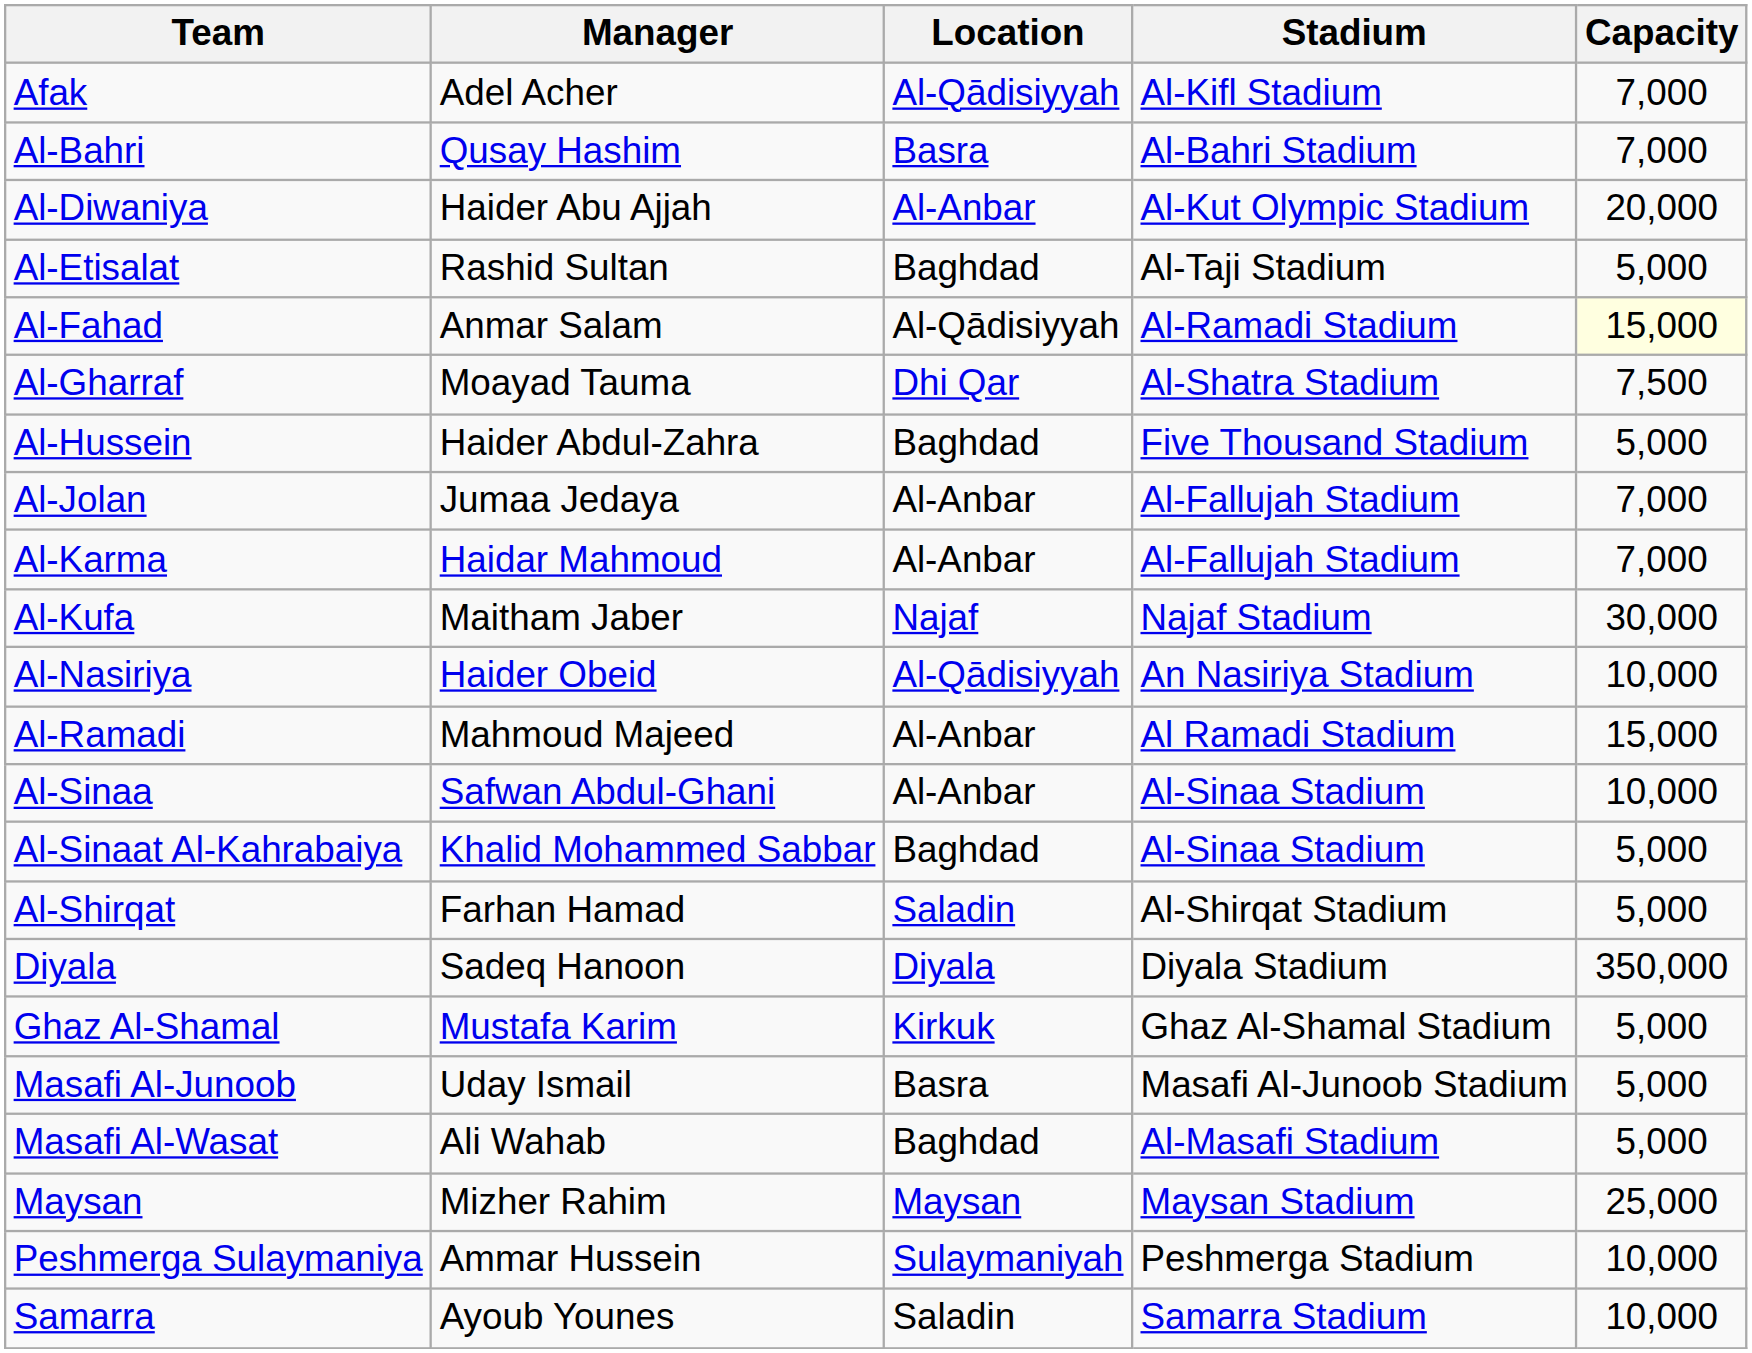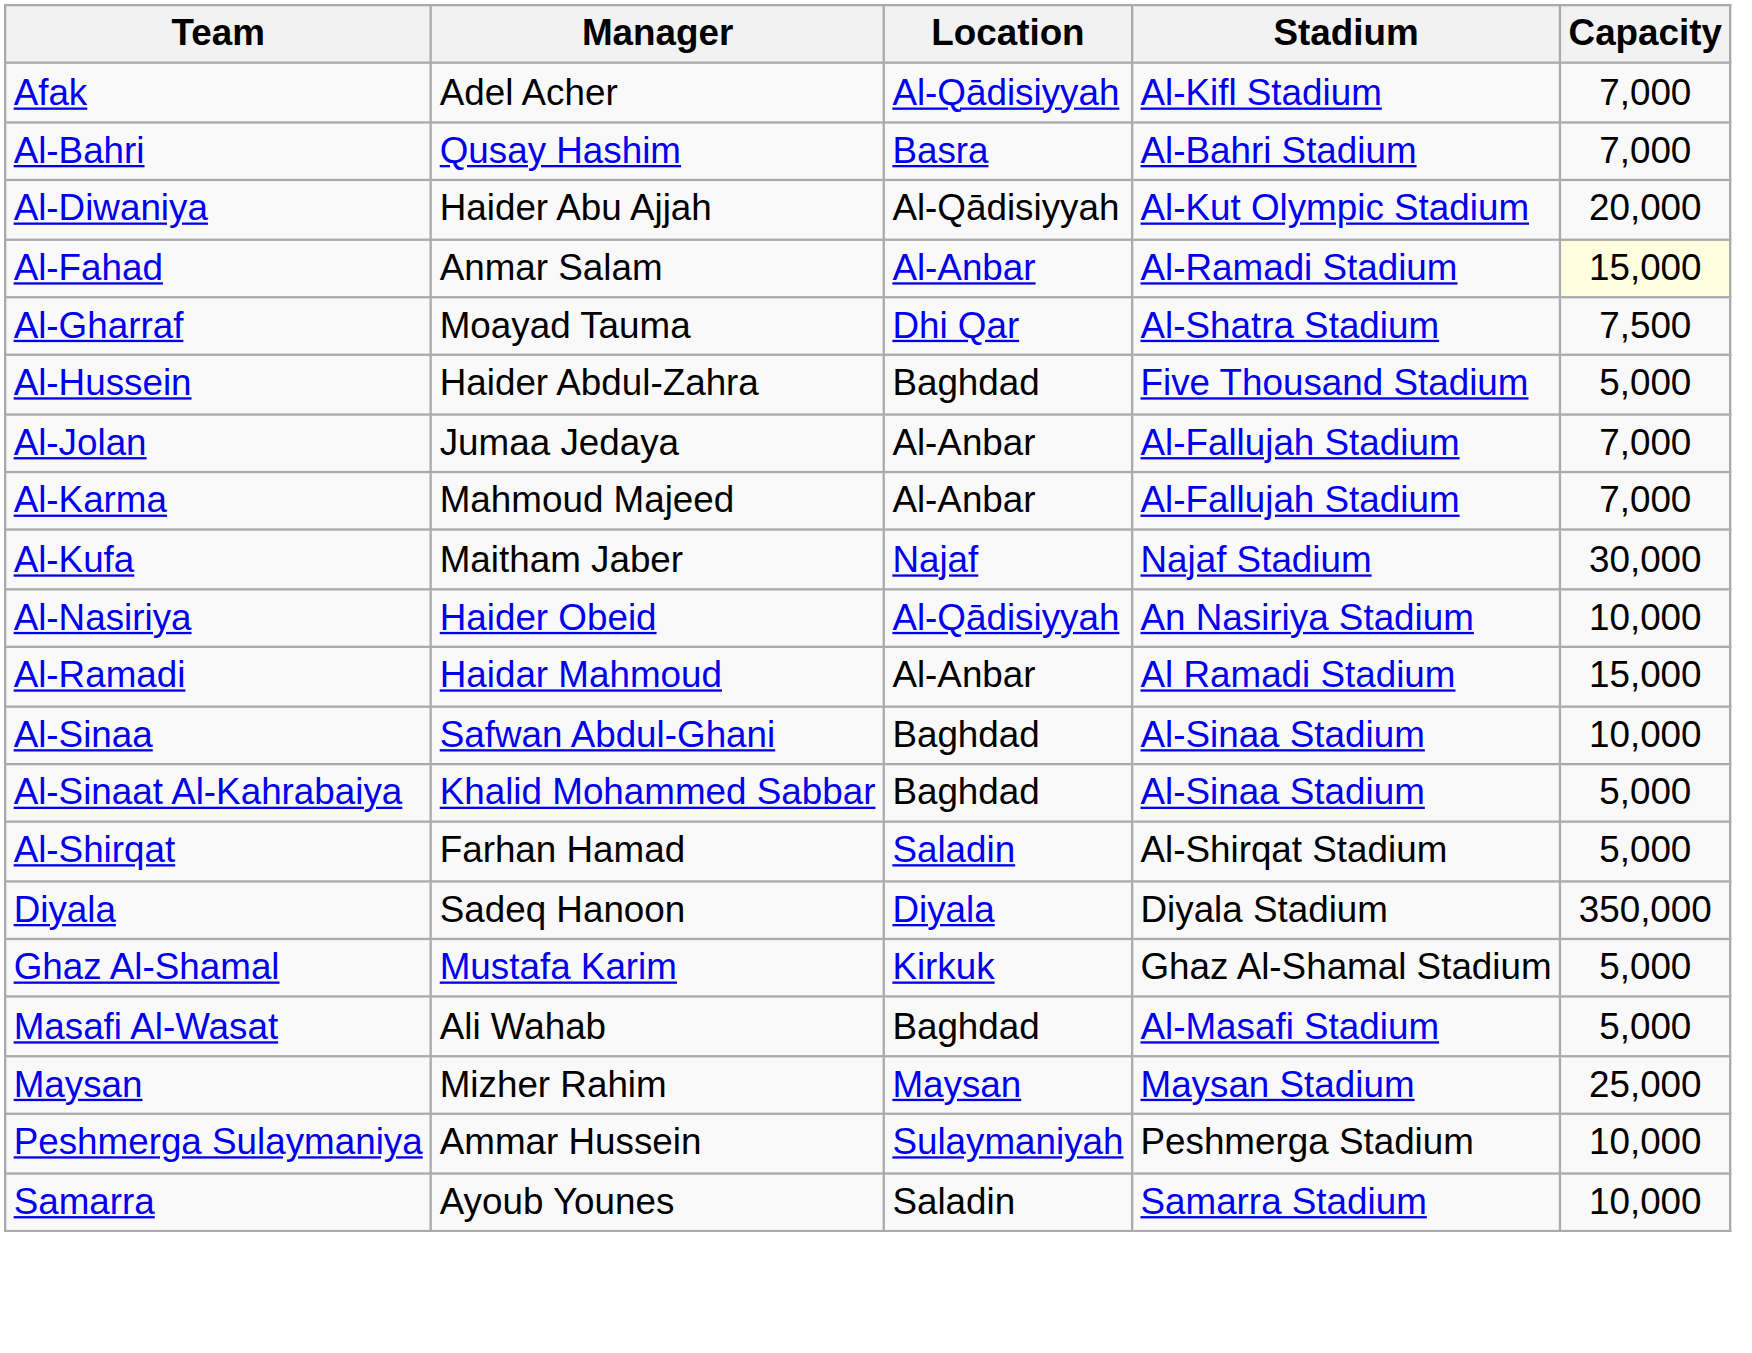(964, 208) Al-Anbar -> (1006, 208) Al-Qādisiyyah
- row: (96, 267)
(1006, 325) Al-Qādisiyyah -> (964, 267) Al-Anbar
(581, 558) Haidar Mahmoud -> (587, 500) Mahmoud Majeed
(587, 734) Mahmoud Majeed -> (581, 675) Haidar Mahmoud
(964, 792) Al-Anbar -> (966, 734) Baghdad
- row: (155, 1084)
